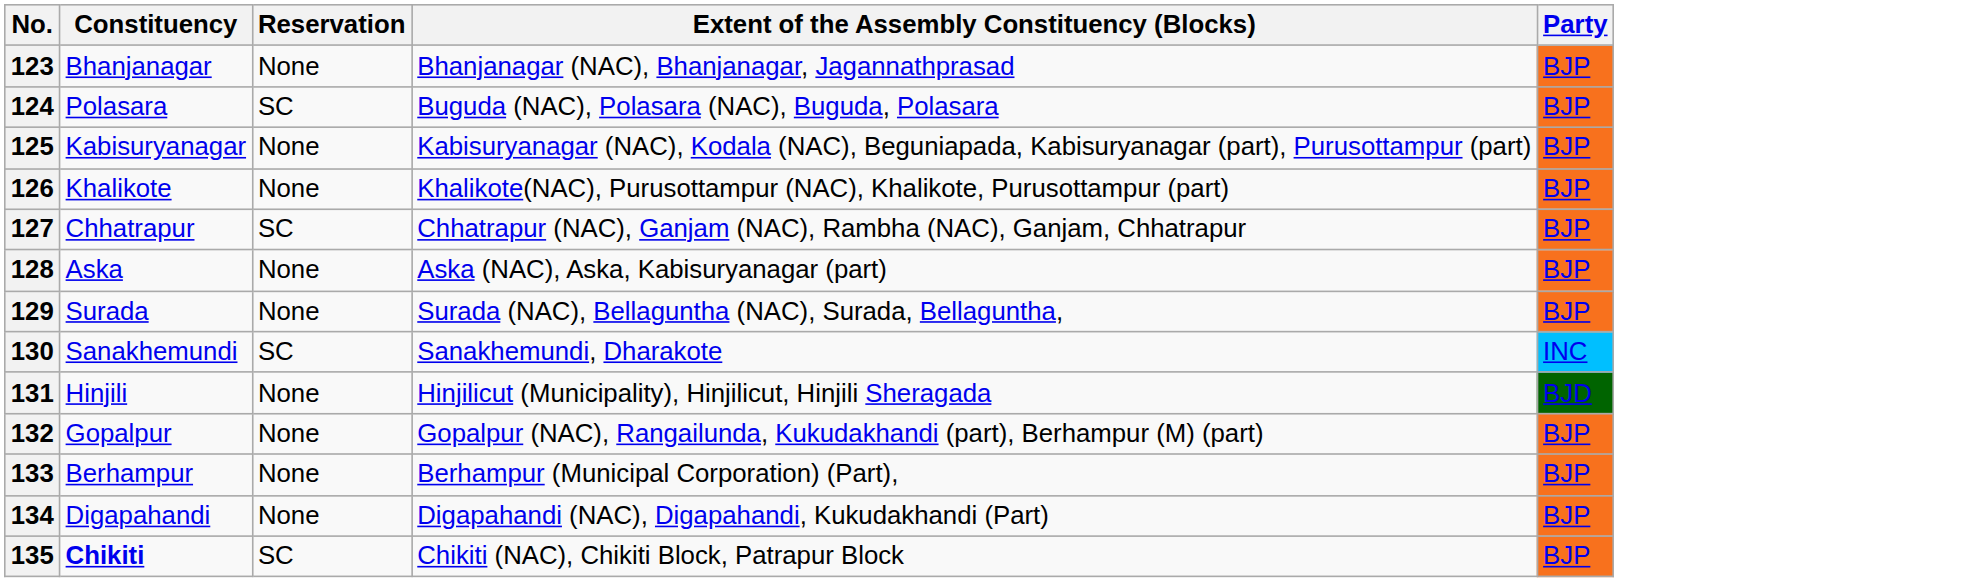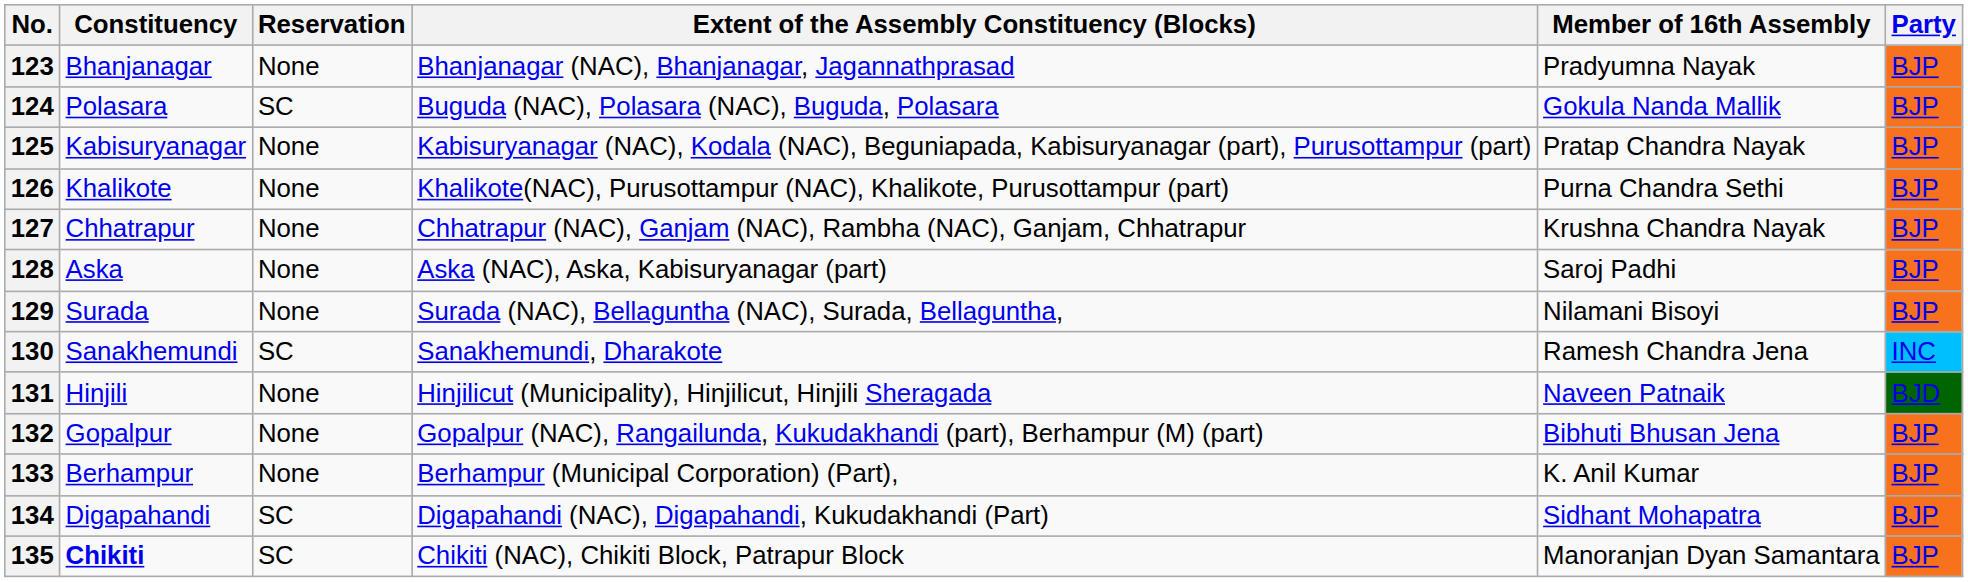+ column: (1711, 24)
(276, 229) SC -> (289, 229) None
(289, 515) None -> (276, 515) SC
